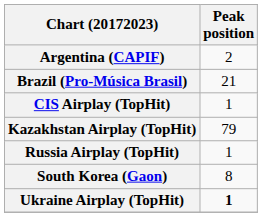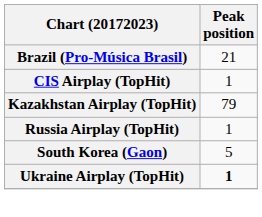- row: (102, 57)
(229, 176) 8 -> (229, 152) 5
